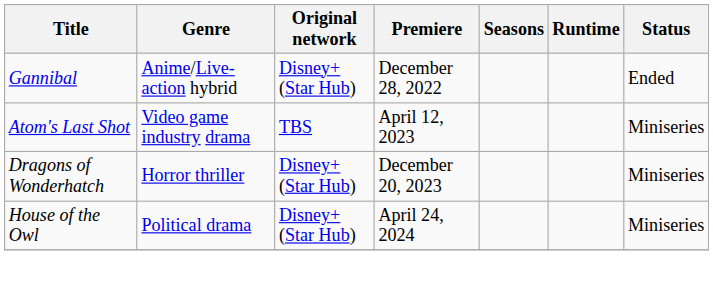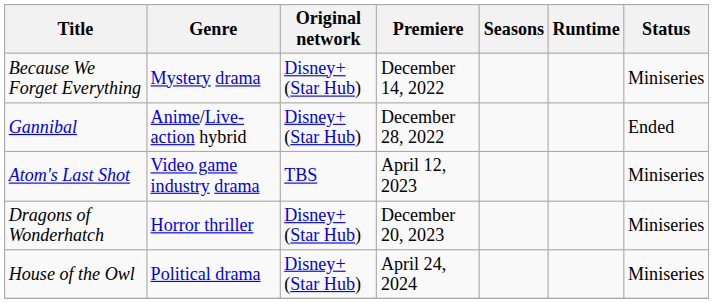+ row: (75, 78)
